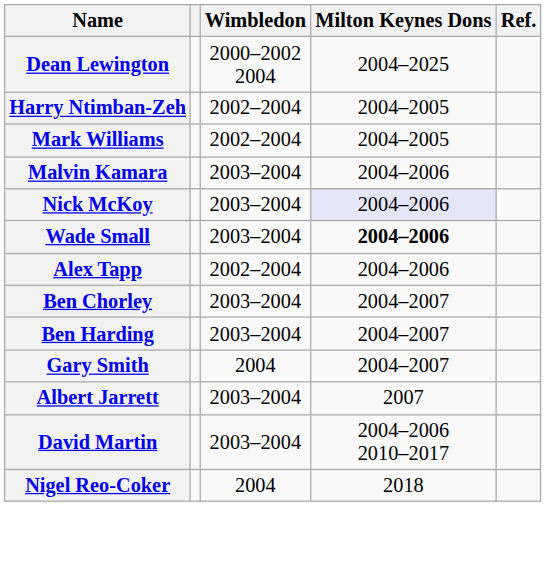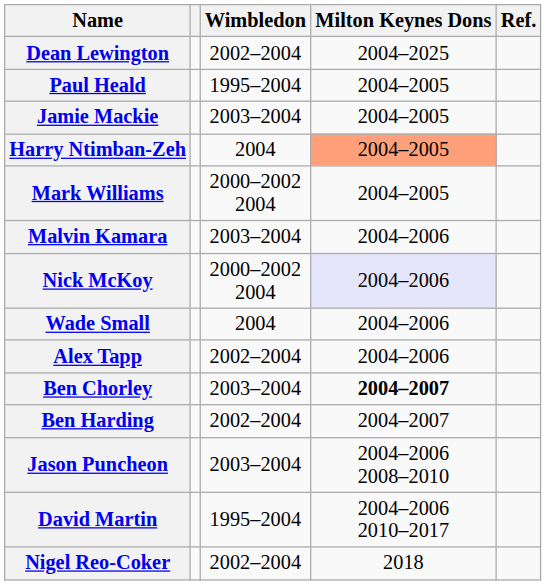(255, 64) 2000–2002 2004 -> (255, 52) 2002–2004
+ row: (98, 85)
+ row: (98, 117)
(255, 107) 2002–2004 -> (255, 149) 2004
(403, 107) no background -> (403, 149) lightsalmon background
(255, 140) 2002–2004 -> (255, 193) 2000–2002 2004
(255, 204) 2003–2004 -> (255, 280) 2000–2002 2004
(255, 236) 2003–2004 -> (255, 324) 2004
(403, 236) bold -> (403, 324) normal
(403, 301) normal -> (403, 388) bold
(255, 333) 2003–2004 -> (255, 420) 2002–2004
- row: (98, 365)
- row: (98, 397)
+ row: (98, 464)
(255, 441) 2003–2004 -> (255, 519) 1995–2004
(255, 485) 2004 -> (255, 563) 2002–2004
